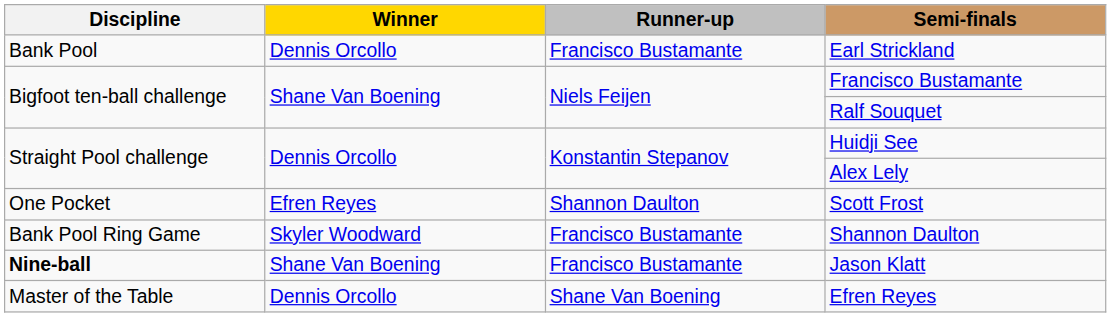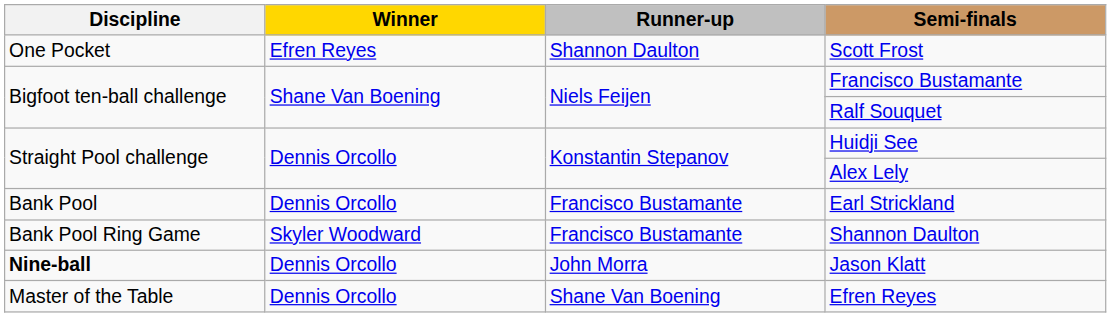rows swapped: (892, 50) <-> (876, 204)
(355, 265) Shane Van Boening -> (333, 265) Dennis Orcollo
(646, 265) Francisco Bustamante -> (599, 265) John Morra
